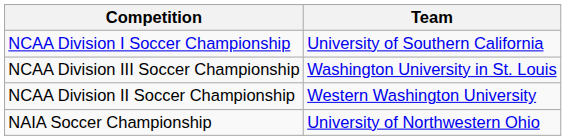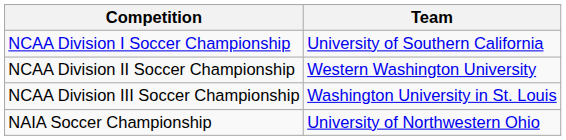rows swapped: (152, 95) <-> (154, 69)
